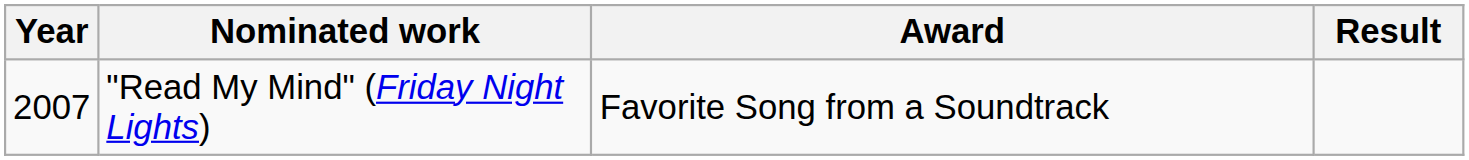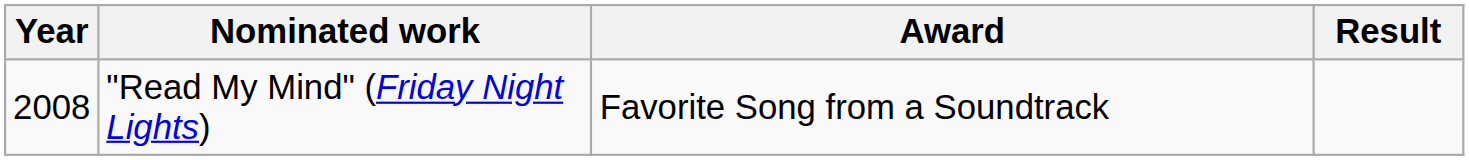(52, 106) 2007 -> (52, 106) 2008
